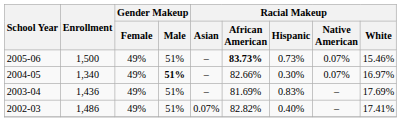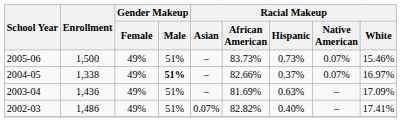(246, 58) bold -> (246, 58) normal
(88, 75) 1,340 -> (88, 75) 1,338
(291, 75) 0.30% -> (291, 75) 0.37%
(291, 92) 0.83% -> (291, 92) 0.63%
(378, 92) 17.69% -> (378, 92) 17.09%
